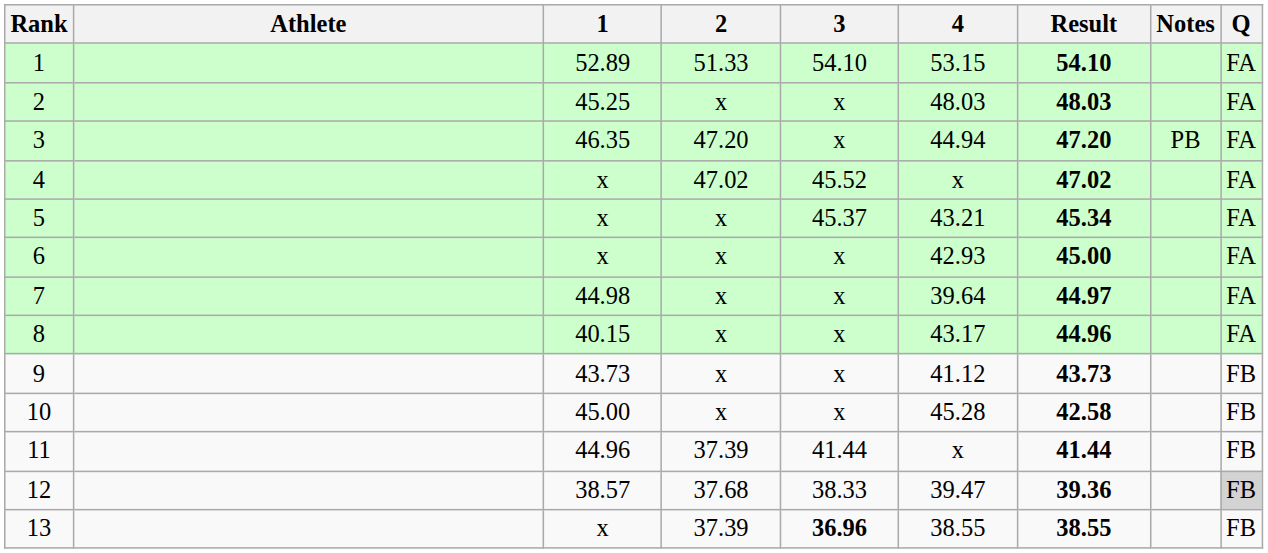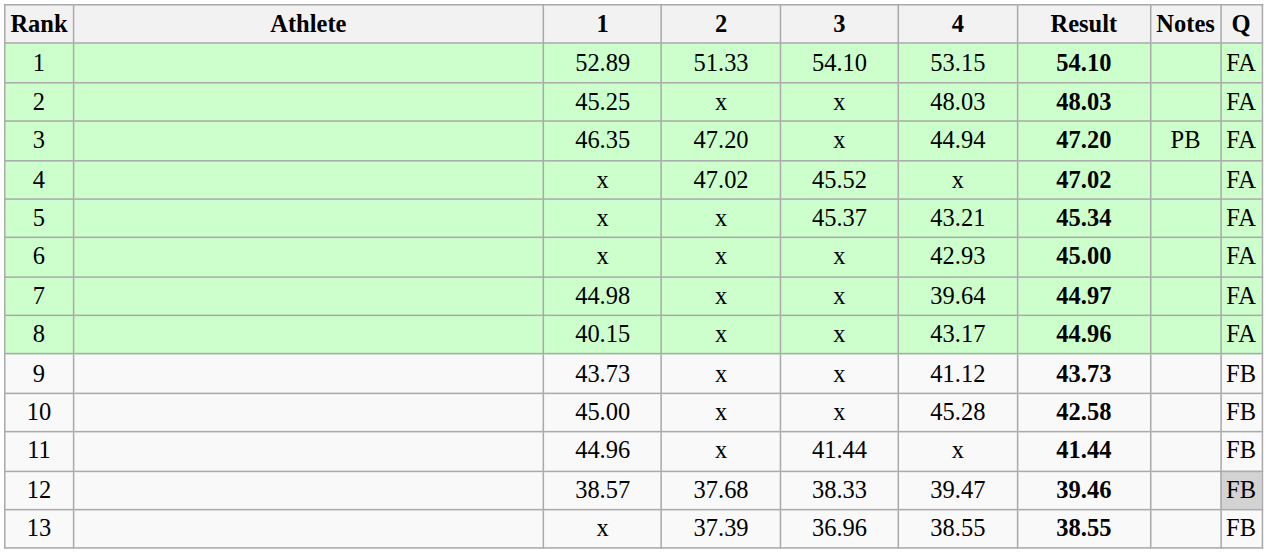(721, 450) 37.39 -> (721, 450) x
(1084, 489) 39.36 -> (1084, 489) 39.46
(839, 528) bold -> (839, 528) normal
